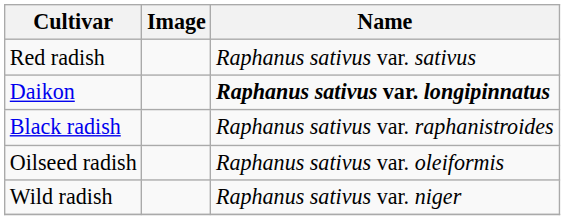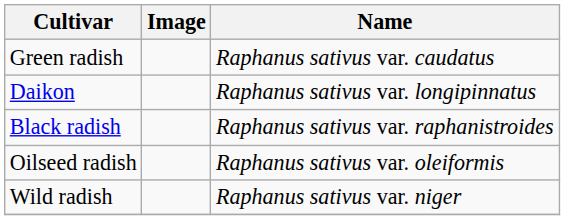- row: (57, 57)
+ row: (66, 57)
(383, 92) bold -> (376, 92) normal
